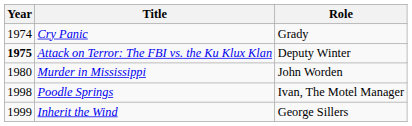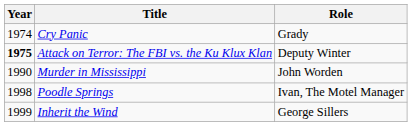(20, 72) 1980 -> (20, 72) 1990
